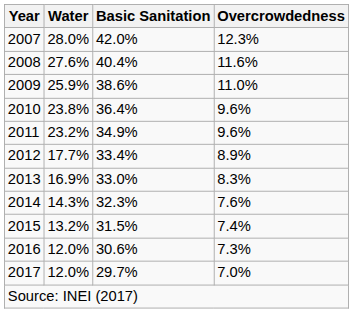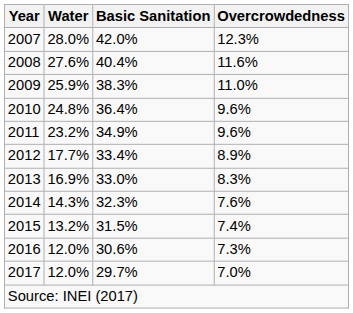(117, 86) 38.6% -> (117, 86) 38.3%
(68, 109) 23.8% -> (68, 109) 24.8%
